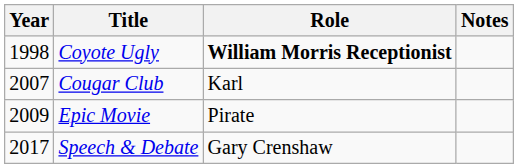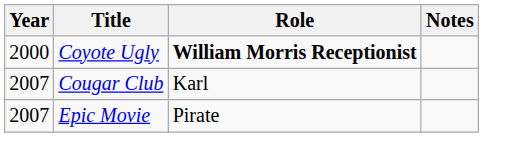(29, 52) 1998 -> (29, 52) 2000
(29, 115) 2009 -> (29, 115) 2007
- row: (128, 147)
